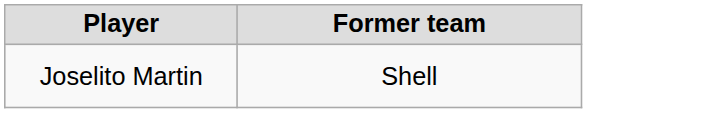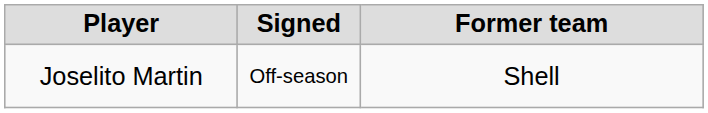+ column: (299, 24)
